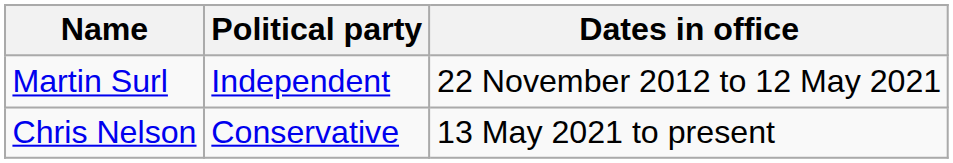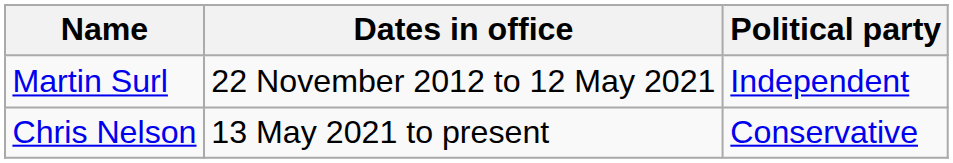columns swapped: (317, 30) <-> (689, 30)
